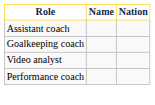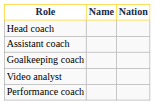+ row: (30, 28)
